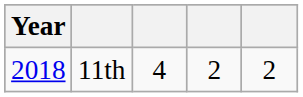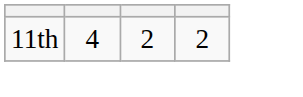- column: (38, 26)
